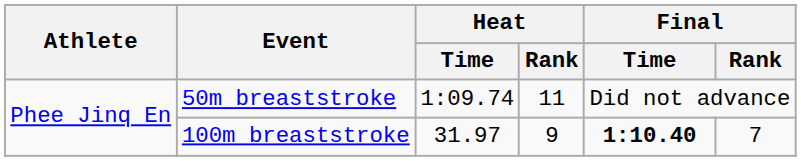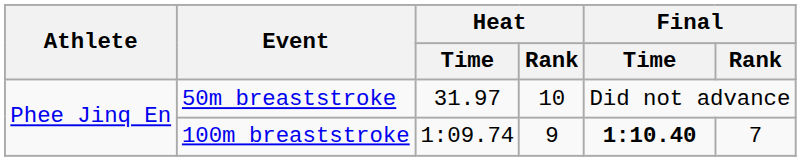(467, 99) 1:09.74 -> (467, 99) 31.97
(552, 99) 11 -> (552, 99) 10
(467, 136) 31.97 -> (467, 136) 1:09.74
